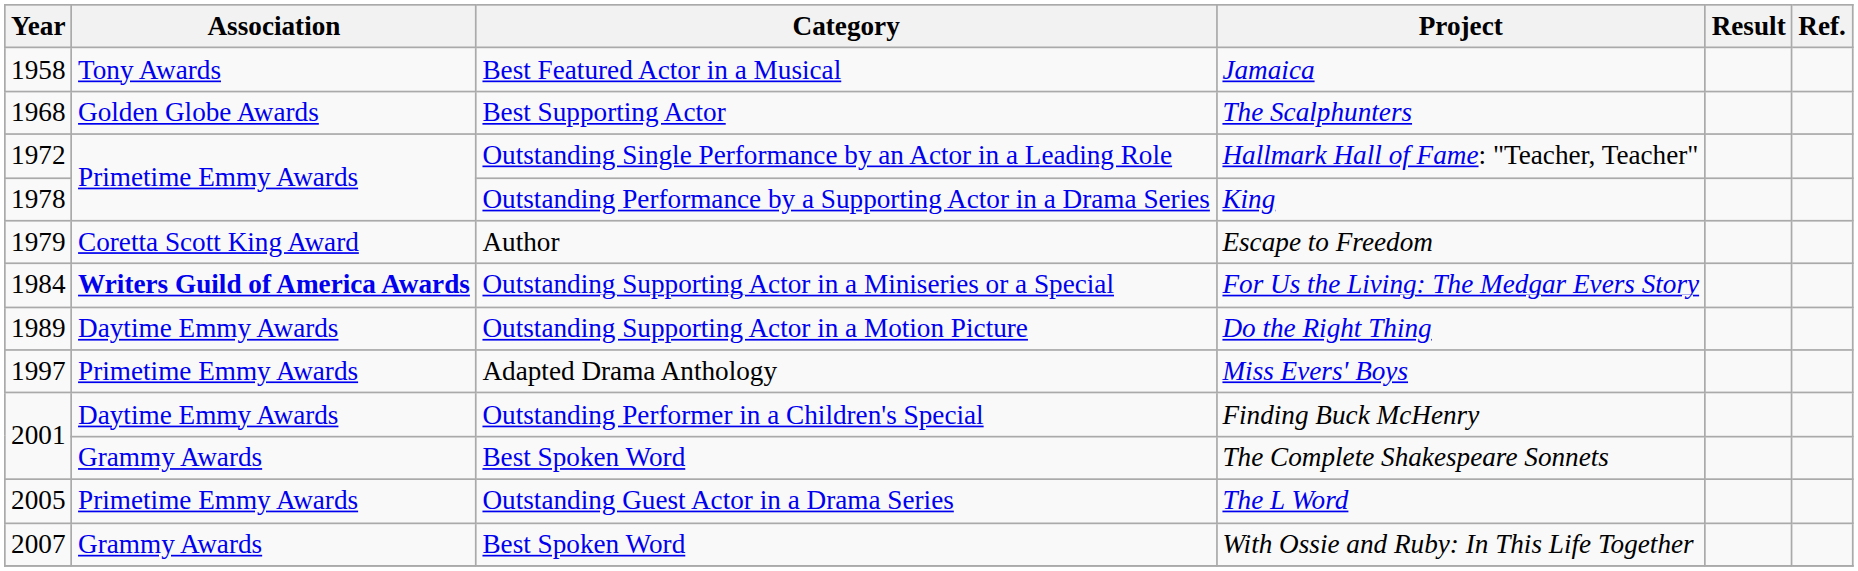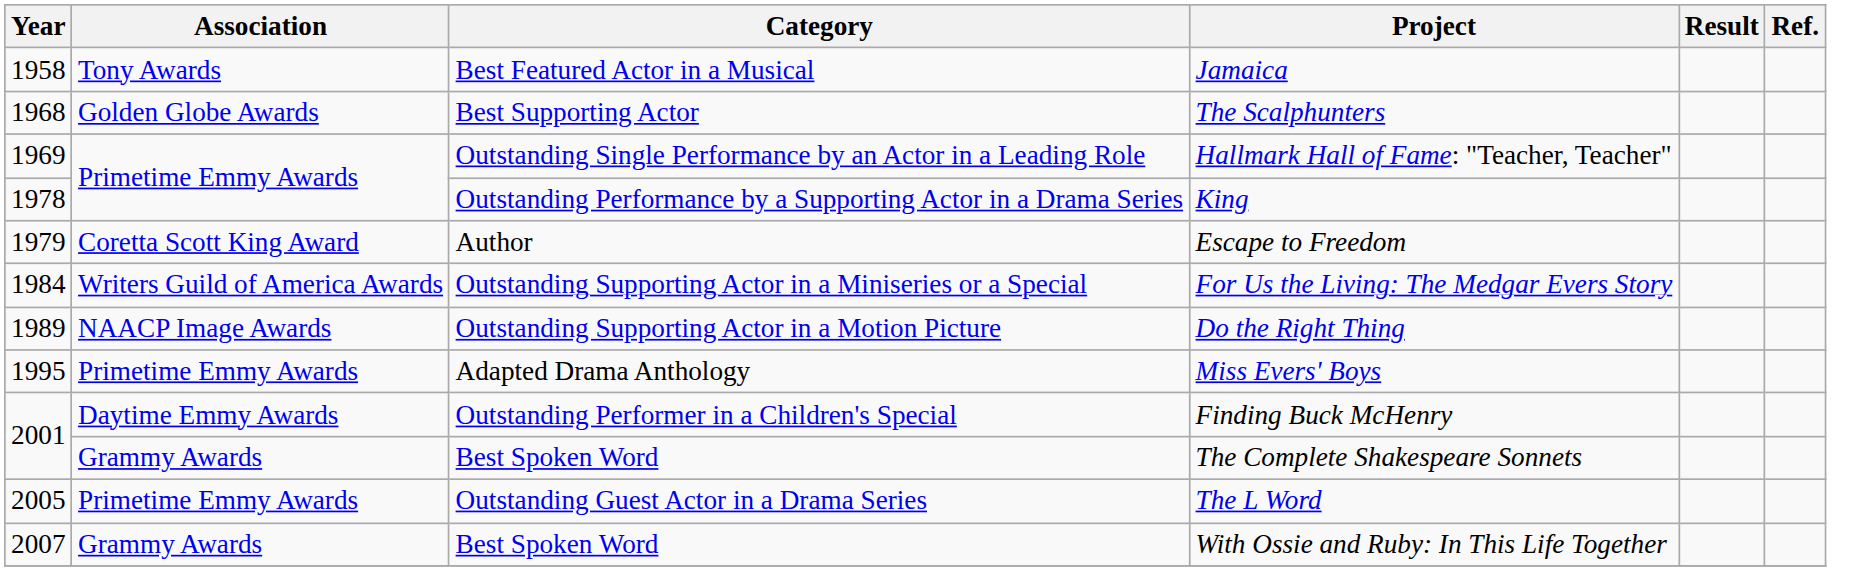(38, 155) 1972 -> (38, 155) 1969
(274, 284) bold -> (261, 284) normal
(208, 328) Daytime Emmy Awards -> (205, 328) NAACP Image Awards
(38, 371) 1997 -> (38, 371) 1995
